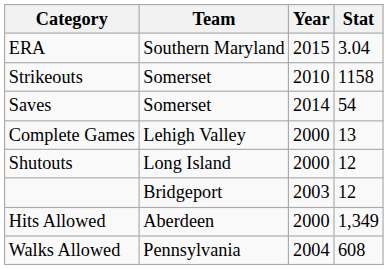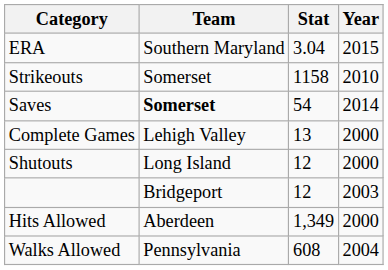columns swapped: (358, 18) <-> (311, 18)
(177, 105) normal -> (179, 105) bold
